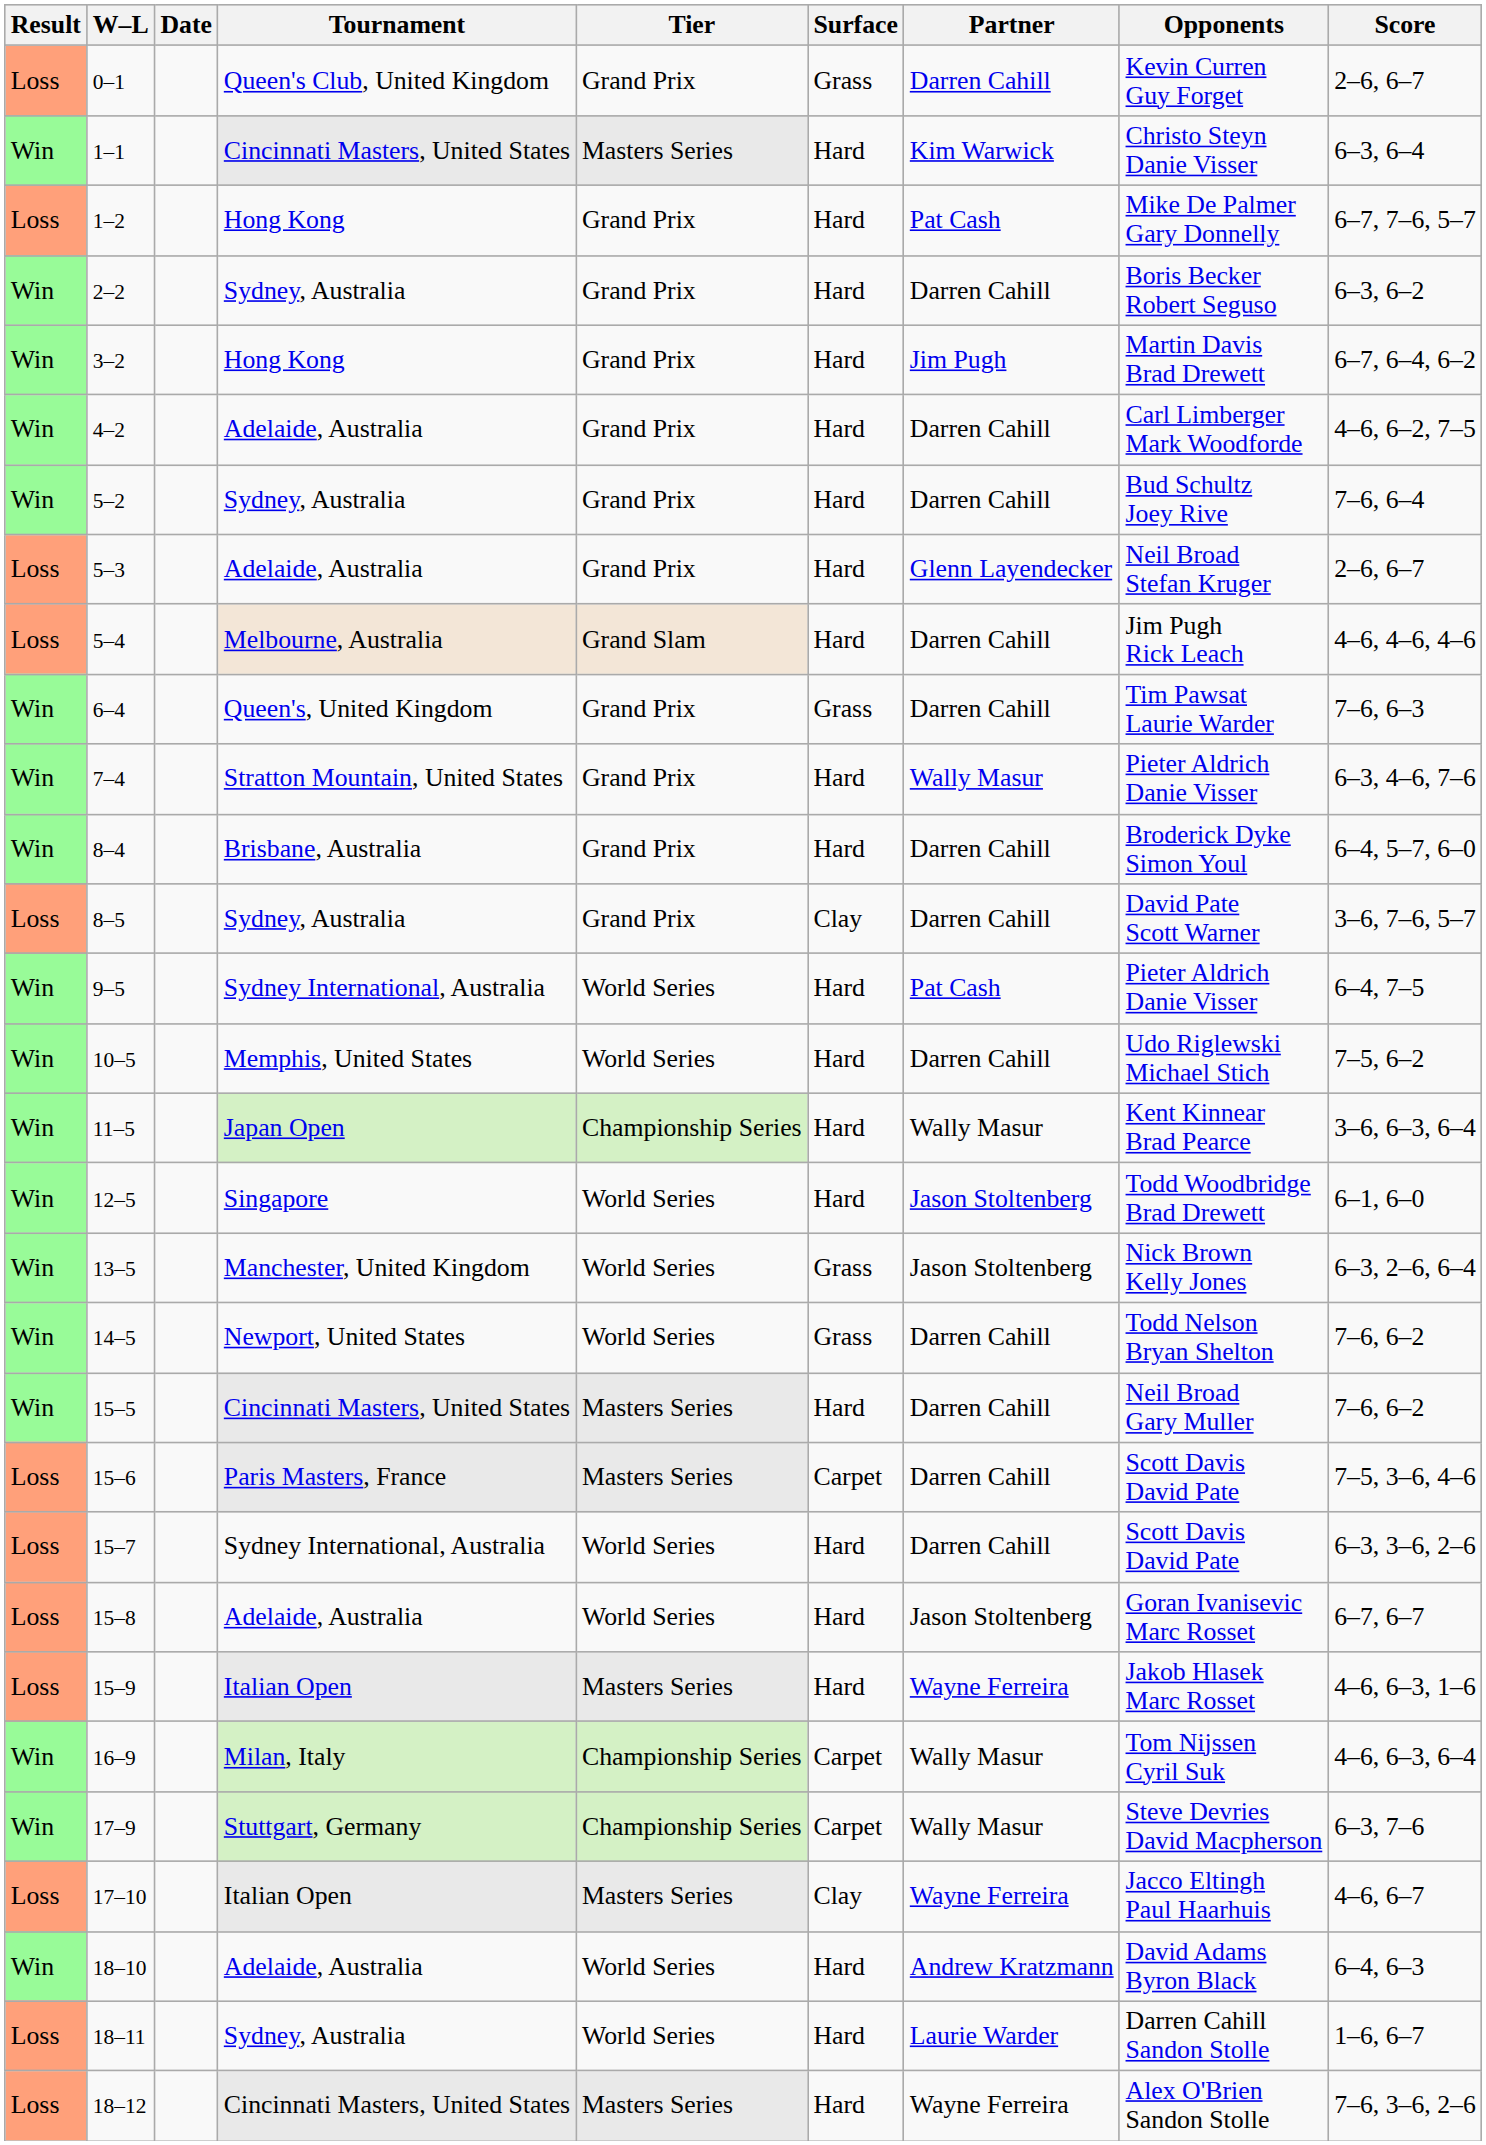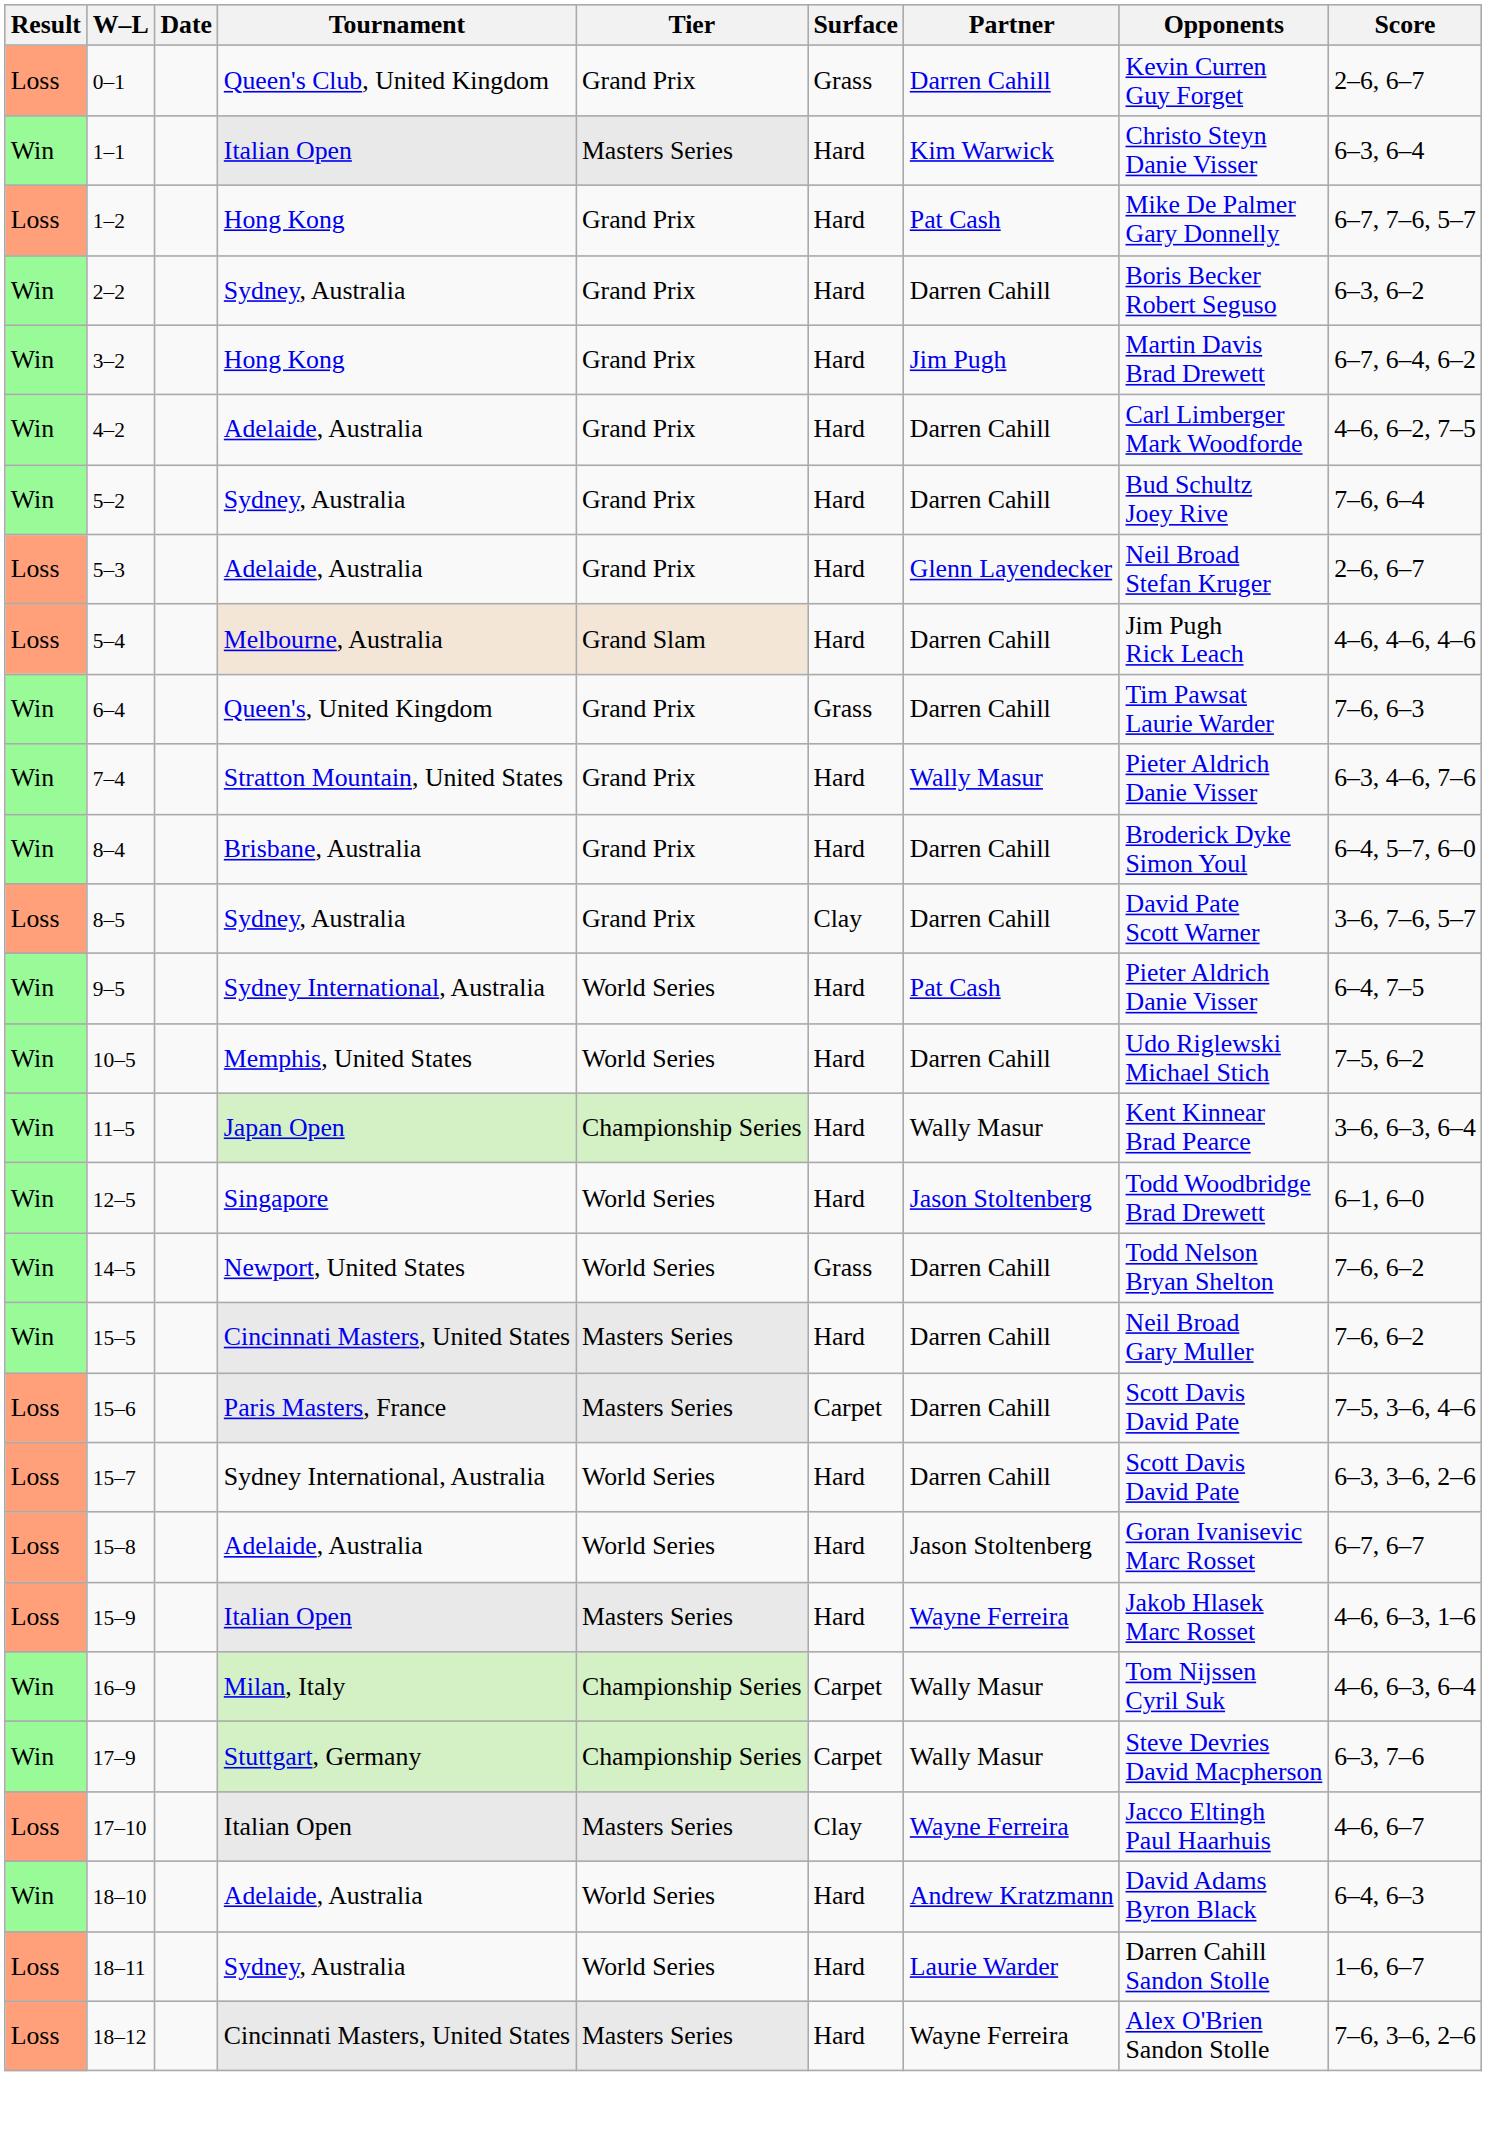(397, 150) Cincinnati Masters, United States -> (288, 150) Italian Open
- row: (114, 1269)
